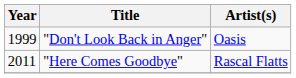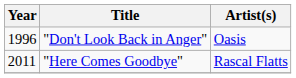(22, 38) 1999 -> (22, 38) 1996
